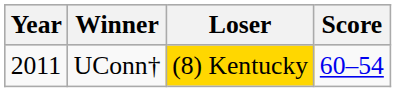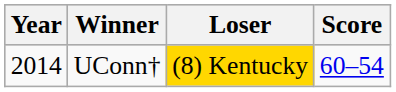(36, 65) 2011 -> (36, 65) 2014
